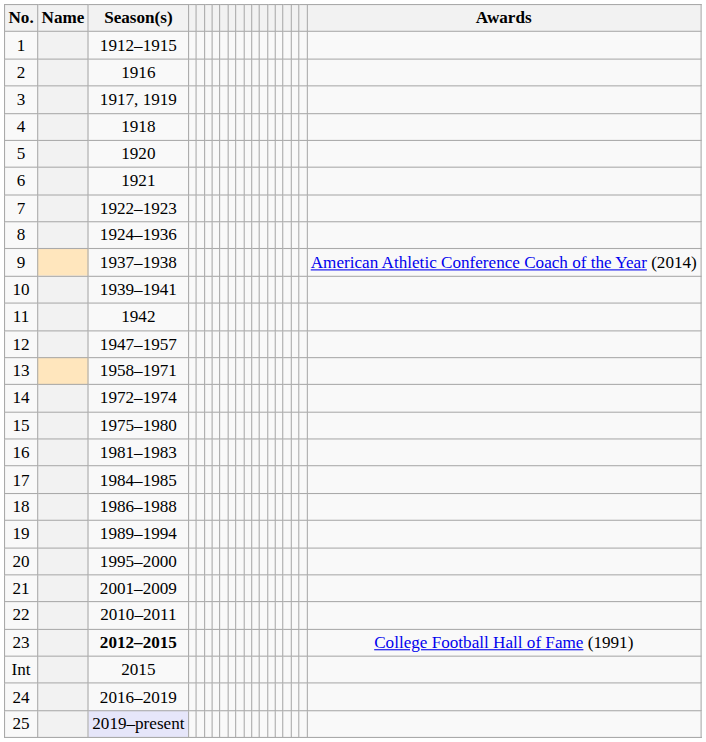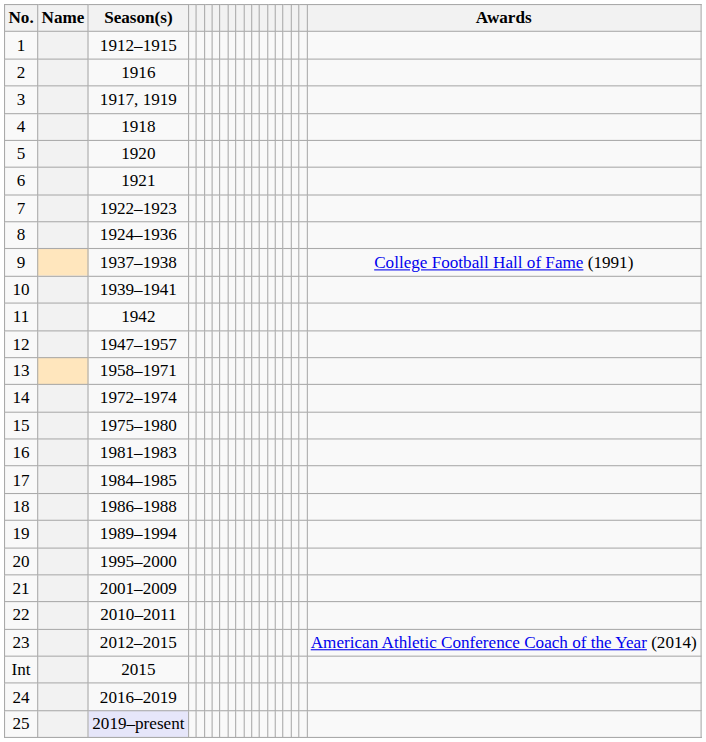(504, 262) American Athletic Conference Coach of the Year (2014) -> (504, 262) College Football Hall of Fame (1991)
(138, 642) bold -> (138, 642) normal
(504, 642) College Football Hall of Fame (1991) -> (504, 642) American Athletic Conference Coach of the Year (2014)
